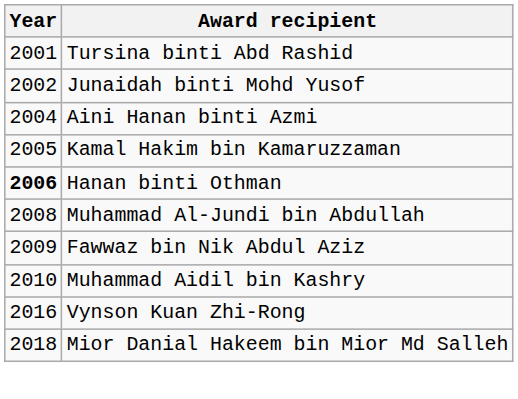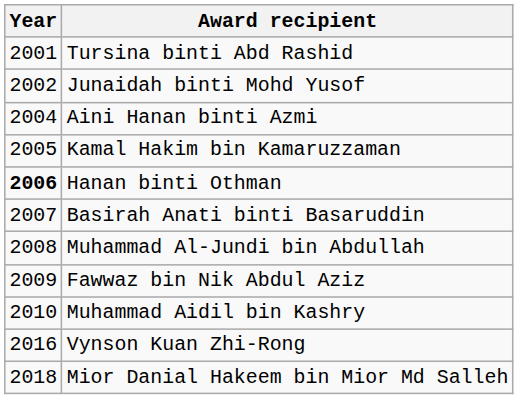+ row: (246, 215)
